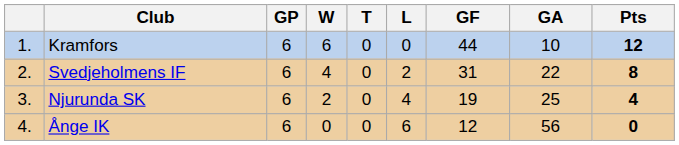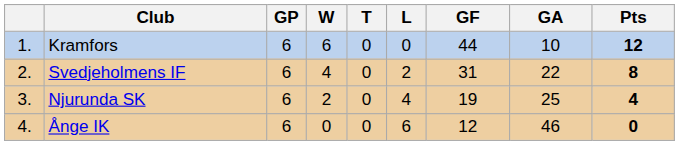(551, 126) 56 -> (551, 126) 46
